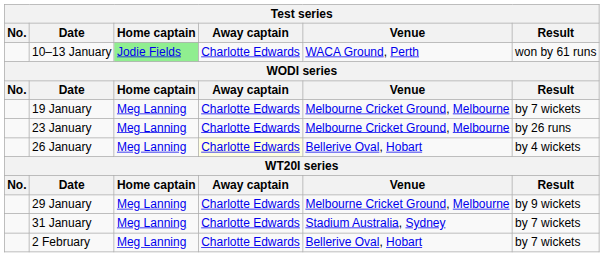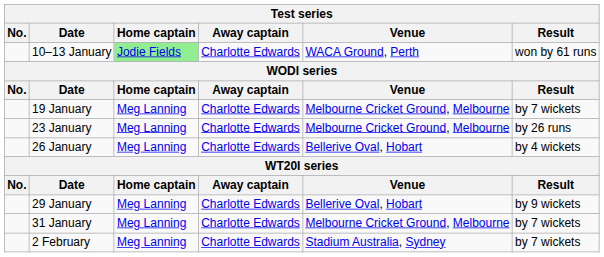(251, 147) lightyellow background -> (251, 147) no background
(407, 204) Melbourne Cricket Ground, Melbourne -> (364, 204) Bellerive Oval, Hobart
(375, 223) Stadium Australia, Sydney -> (407, 223) Melbourne Cricket Ground, Melbourne
(364, 242) Bellerive Oval, Hobart -> (375, 242) Stadium Australia, Sydney
